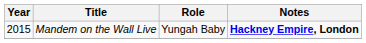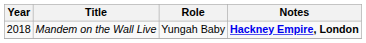(19, 30) 2015 -> (19, 30) 2018
